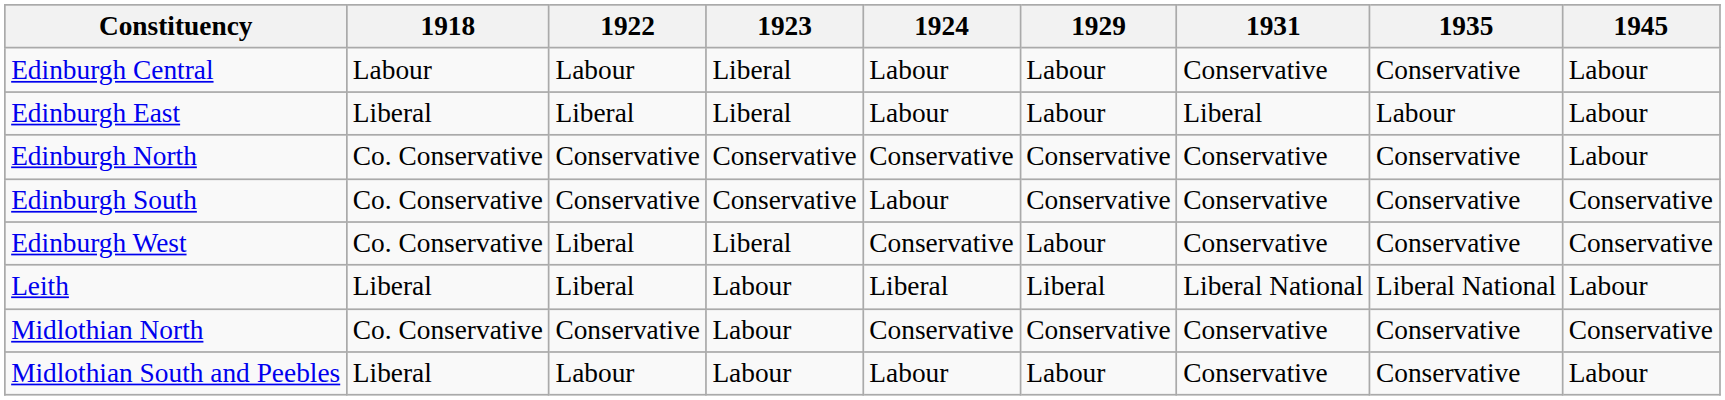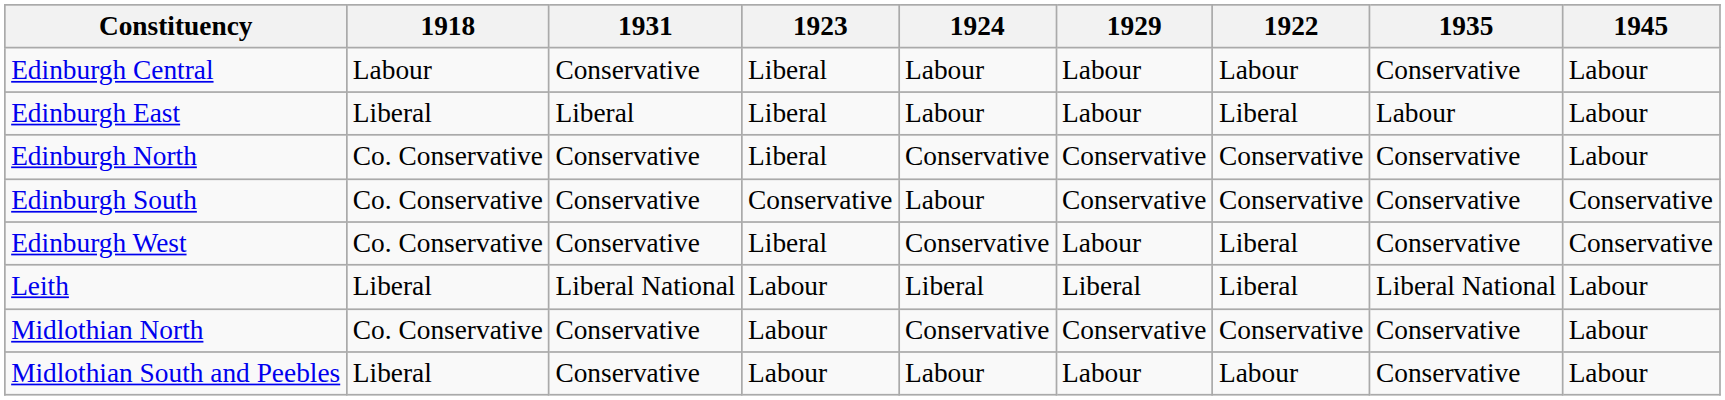columns swapped: (628, 26) <-> (1273, 26)
(785, 156) Conservative -> (788, 156) Liberal
(1641, 329) Conservative -> (1608, 329) Labour
